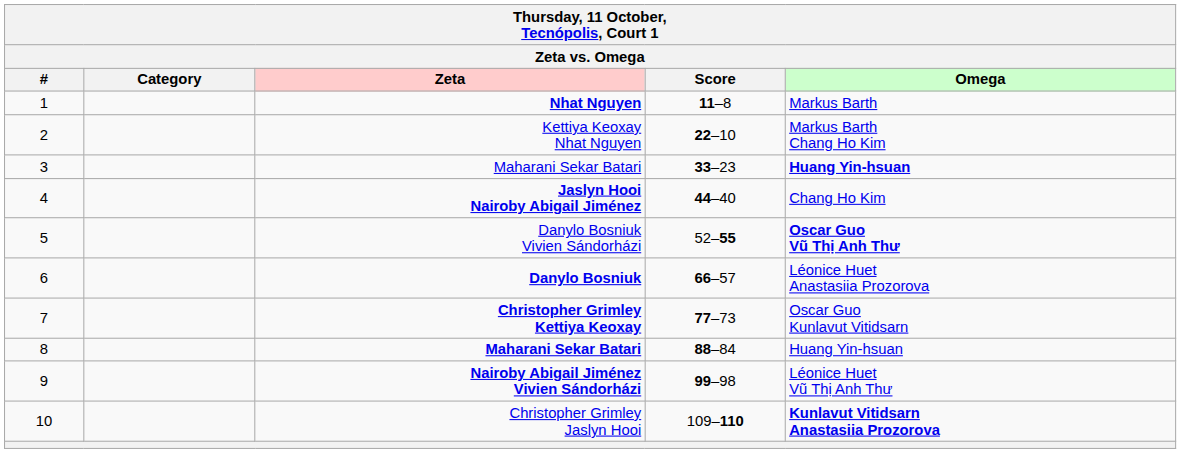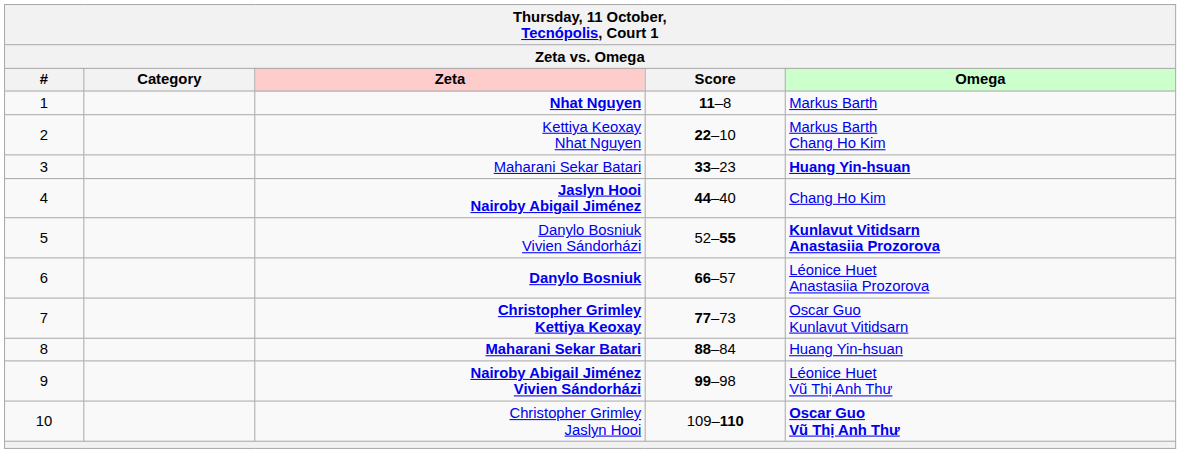(844, 238) Oscar Guo Vũ Thị Anh Thư -> (865, 238) Kunlavut Vitidsarn Anastasiia Prozorova
(865, 421) Kunlavut Vitidsarn Anastasiia Prozorova -> (844, 421) Oscar Guo Vũ Thị Anh Thư
